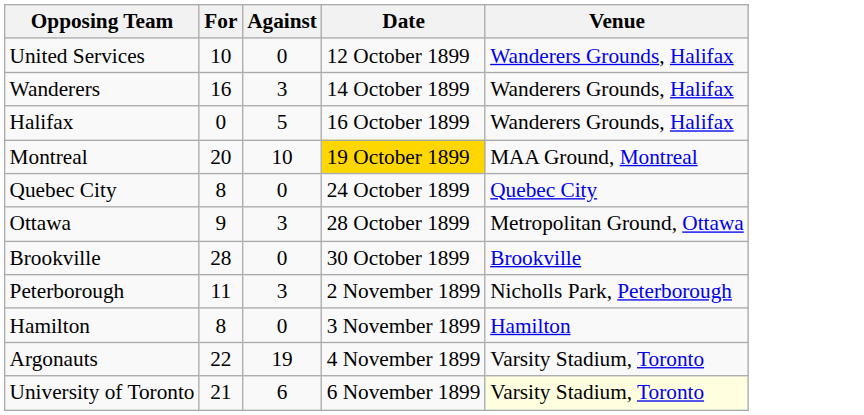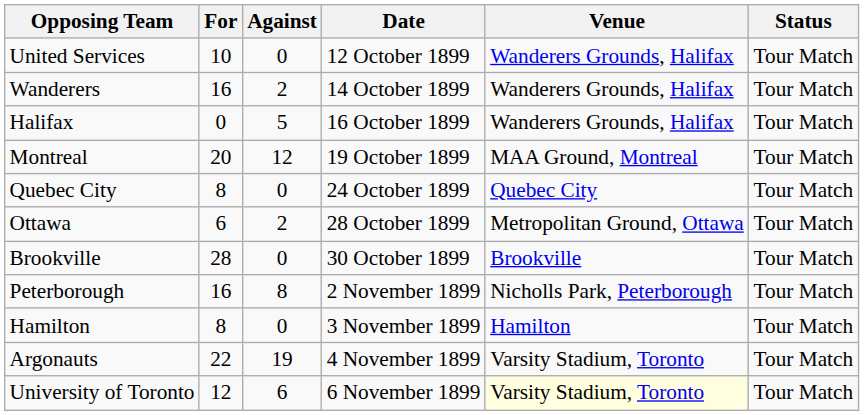+ column: (803, 21)
(282, 88) 3 -> (282, 88) 2
(282, 156) 10 -> (282, 156) 12
(398, 156) gold background -> (398, 156) no background
(221, 223) 9 -> (221, 223) 6
(282, 223) 3 -> (282, 223) 2
(221, 291) 11 -> (221, 291) 16
(282, 291) 3 -> (282, 291) 8
(221, 392) 21 -> (221, 392) 12
